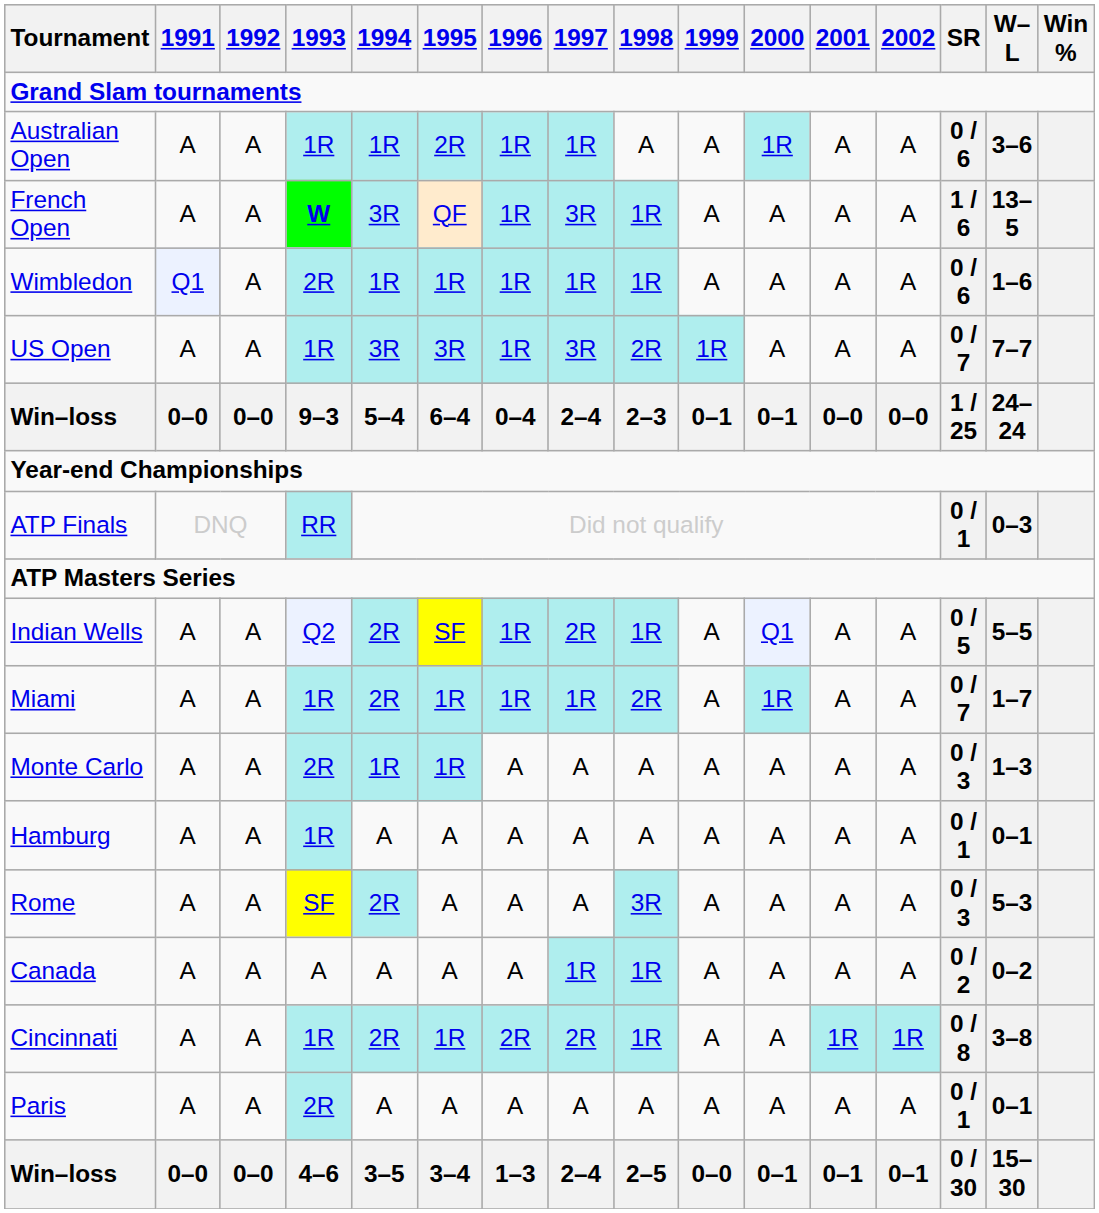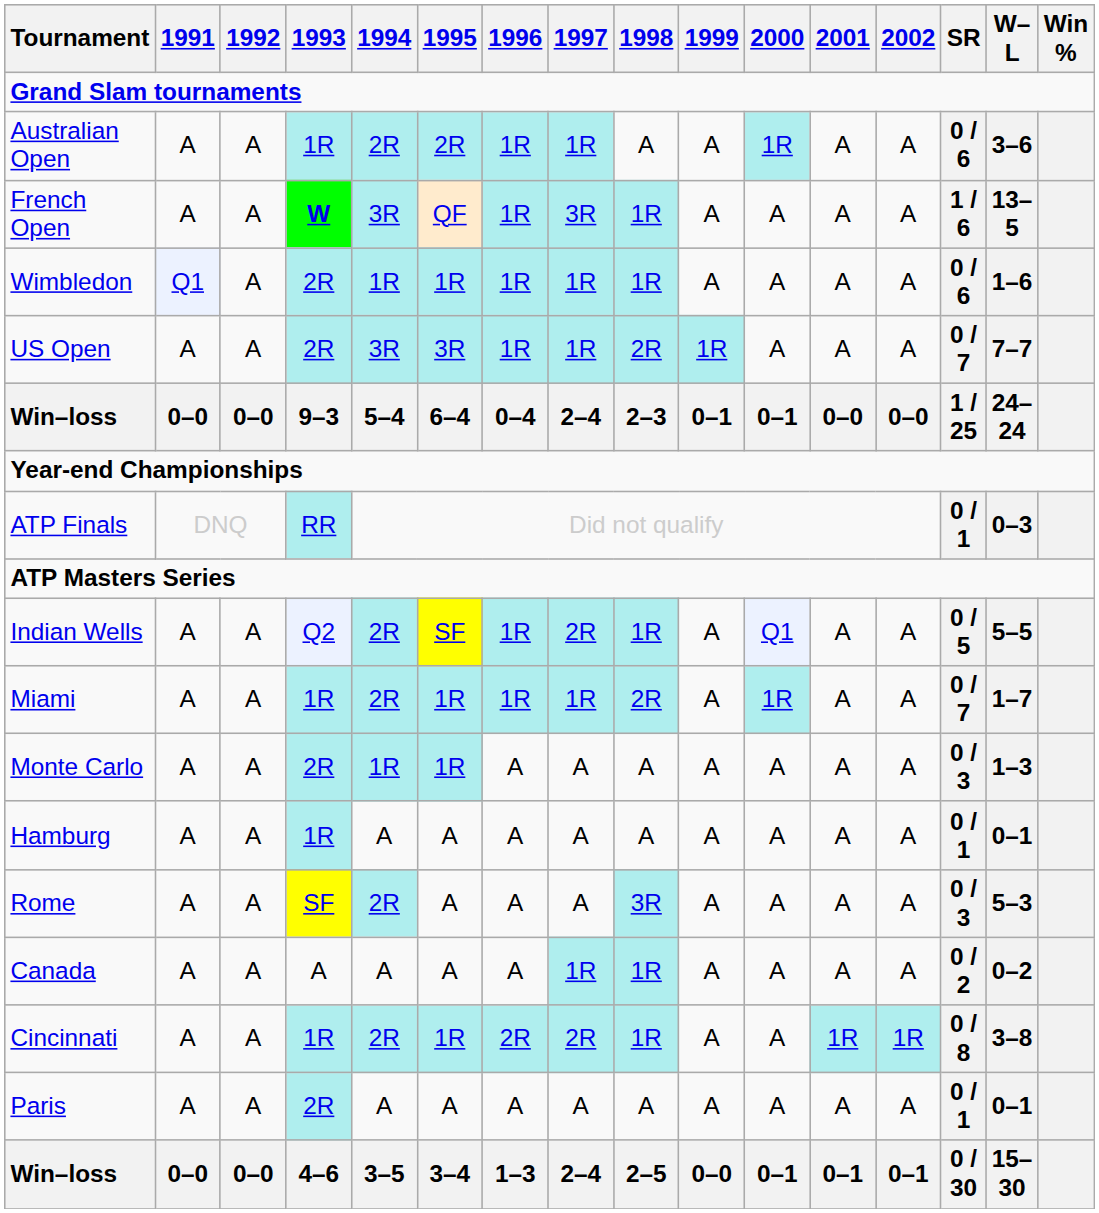(384, 145) 1R -> (384, 145) 2R
(319, 348) 1R -> (319, 348) 2R
(581, 348) 3R -> (581, 348) 1R
